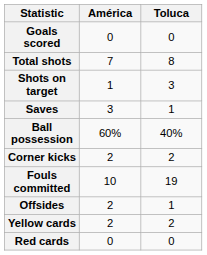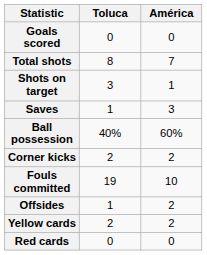columns swapped: (110, 13) <-> (171, 13)
